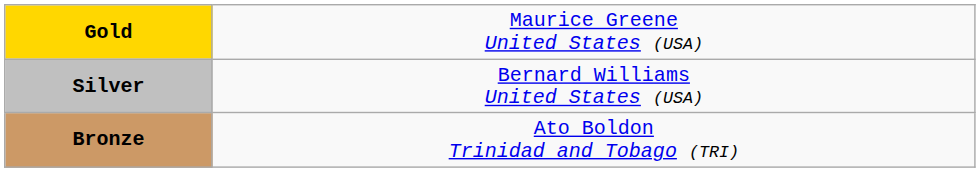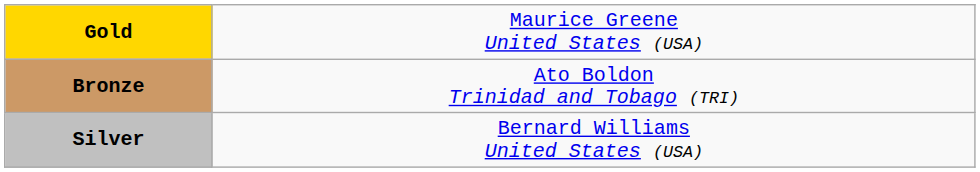rows swapped: (108, 86) <-> (108, 141)
